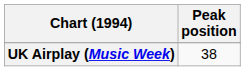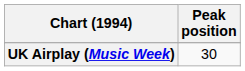(209, 54) 38 -> (209, 54) 30
